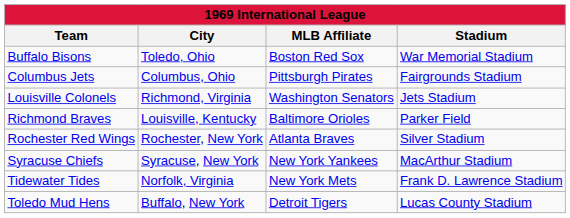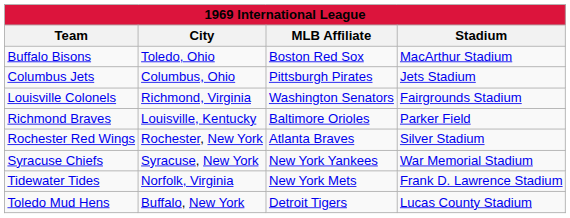(466, 56) War Memorial Stadium -> (456, 56) MacArthur Stadium
(461, 77) Fairgrounds Stadium -> (438, 77) Jets Stadium
(438, 98) Jets Stadium -> (461, 98) Fairgrounds Stadium
(456, 160) MacArthur Stadium -> (466, 160) War Memorial Stadium
